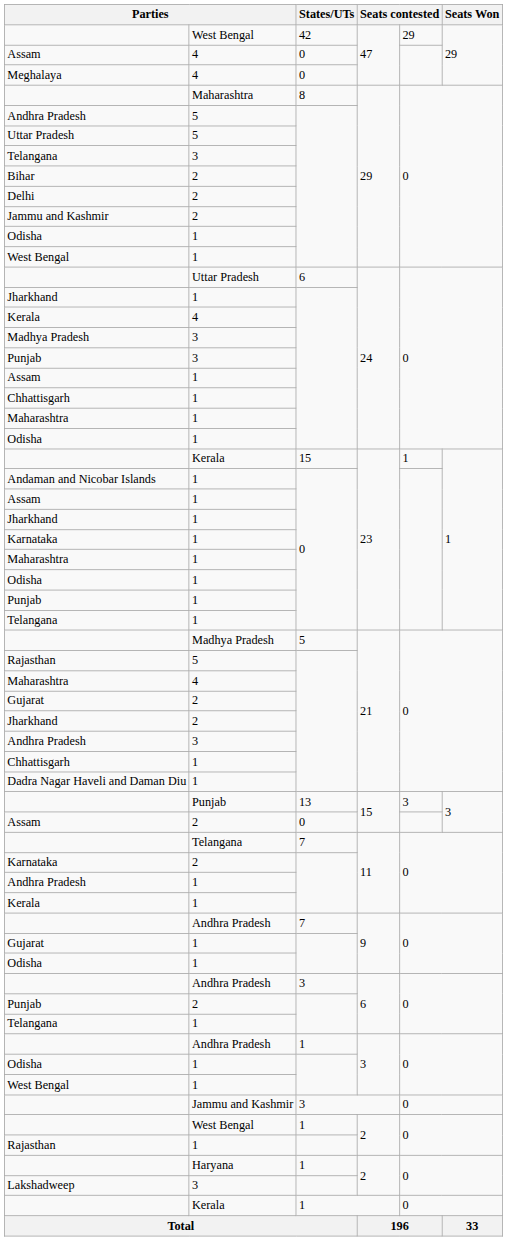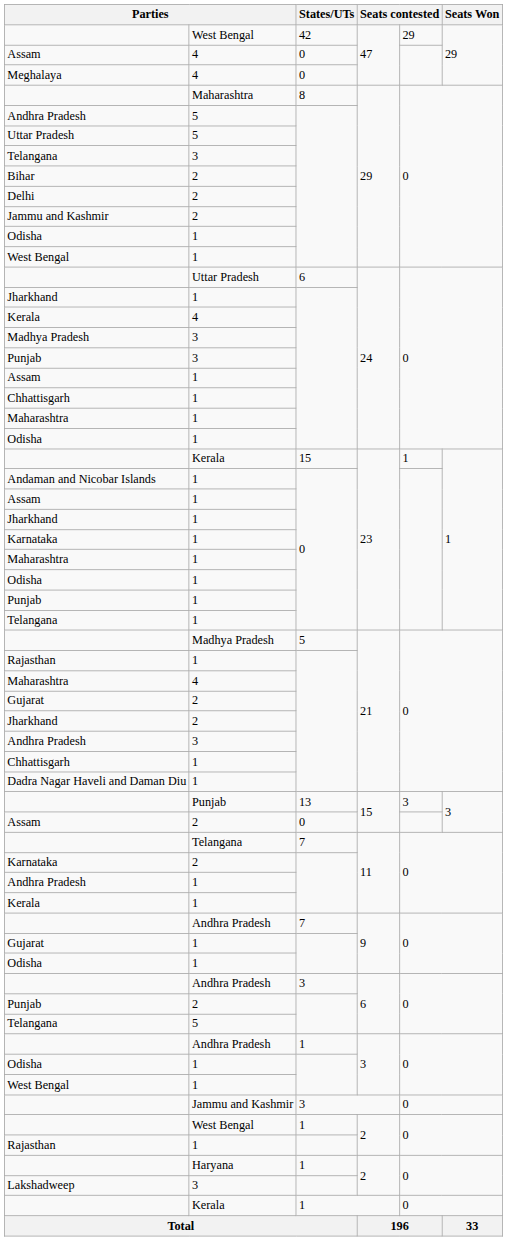(195, 660) 5 -> (195, 660) 1
(195, 1024) 1 -> (195, 1024) 5
